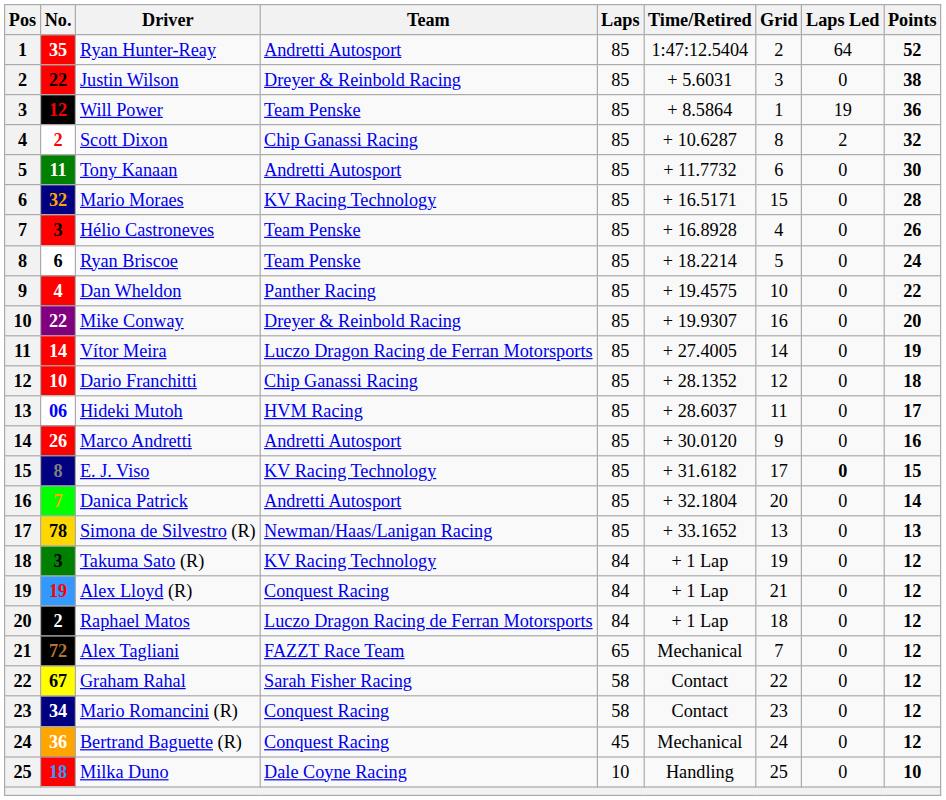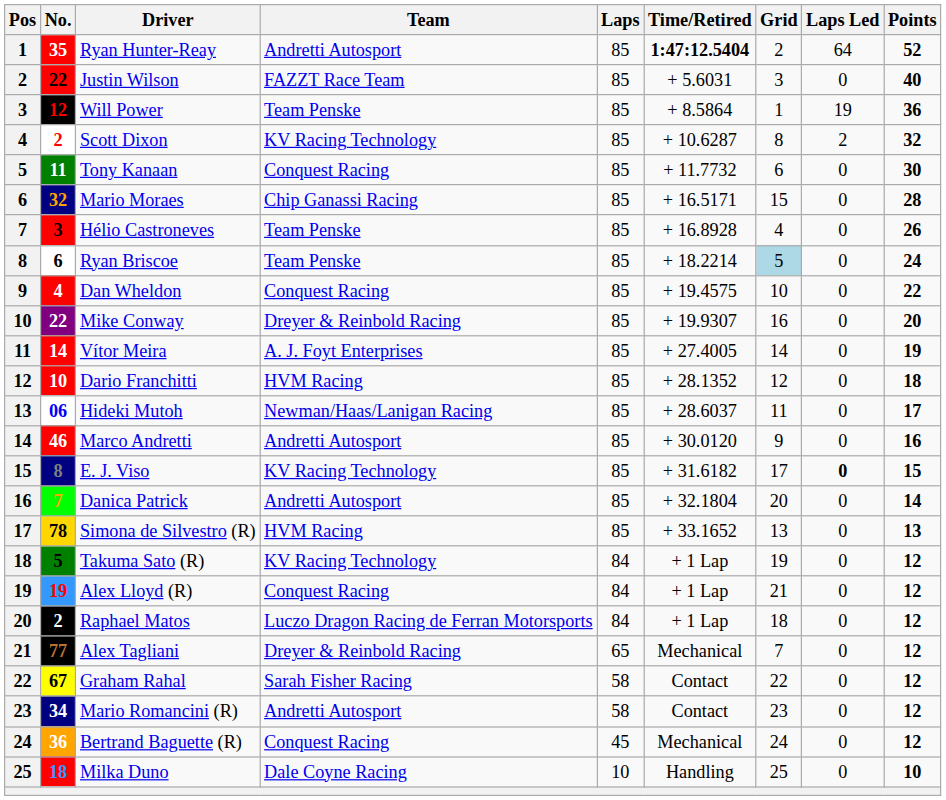(700, 49) normal -> (700, 49) bold
(363, 79) Dreyer & Reinbold Racing -> (334, 79) FAZZT Race Team
(912, 79) 38 -> (912, 79) 40
(341, 140) Chip Ganassi Racing -> (350, 140) KV Racing Technology
(333, 170) Andretti Autosport -> (327, 170) Conquest Racing
(350, 200) KV Racing Technology -> (341, 200) Chip Ganassi Racing
(779, 260) no background -> (779, 260) lightblue background
(320, 290) Panther Racing -> (327, 290) Conquest Racing
(428, 350) Luczo Dragon Racing de Ferran Motorsports -> (343, 350) A. J. Foyt Enterprises
(341, 380) Chip Ganassi Racing -> (313, 380) HVM Racing
(313, 410) HVM Racing -> (378, 410) Newman/Haas/Lanigan Racing
(58, 440) 26 -> (58, 440) 46
(378, 530) Newman/Haas/Lanigan Racing -> (313, 530) HVM Racing
(58, 561) 3 -> (58, 561) 5
(58, 651) 72 -> (58, 651) 77
(334, 651) FAZZT Race Team -> (363, 651) Dreyer & Reinbold Racing
(327, 711) Conquest Racing -> (333, 711) Andretti Autosport
